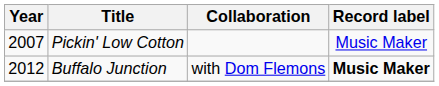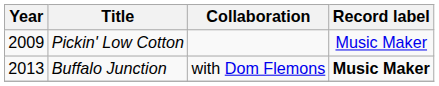(26, 42) 2007 -> (26, 42) 2009
(26, 68) 2012 -> (26, 68) 2013
